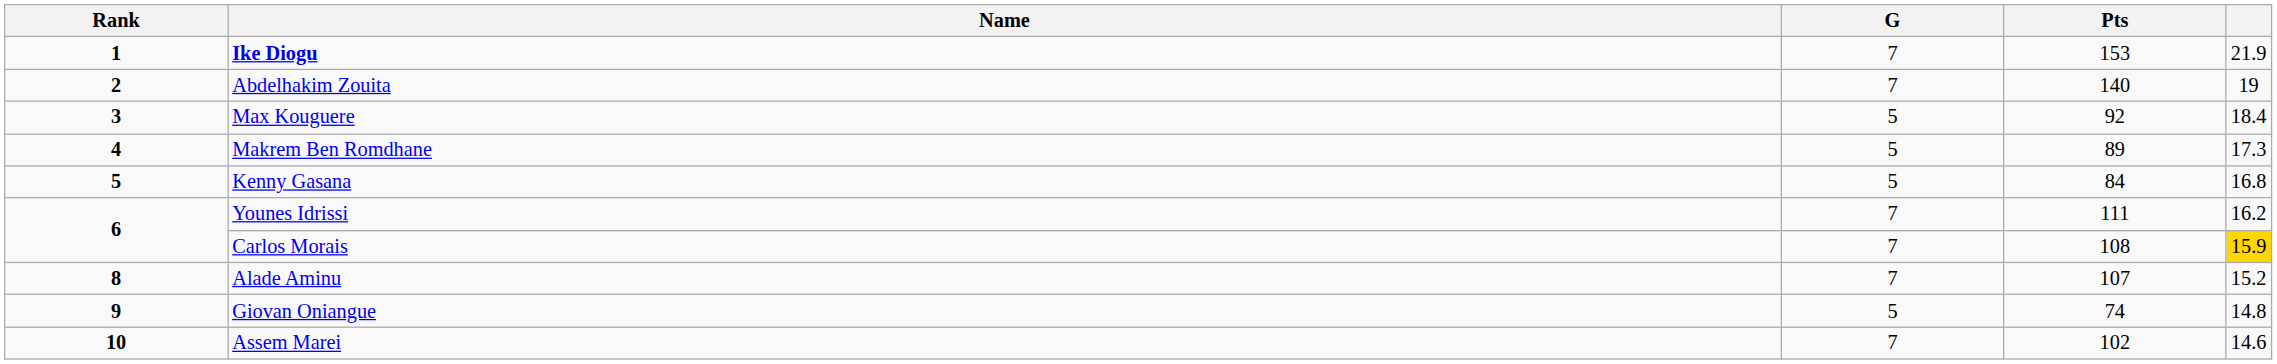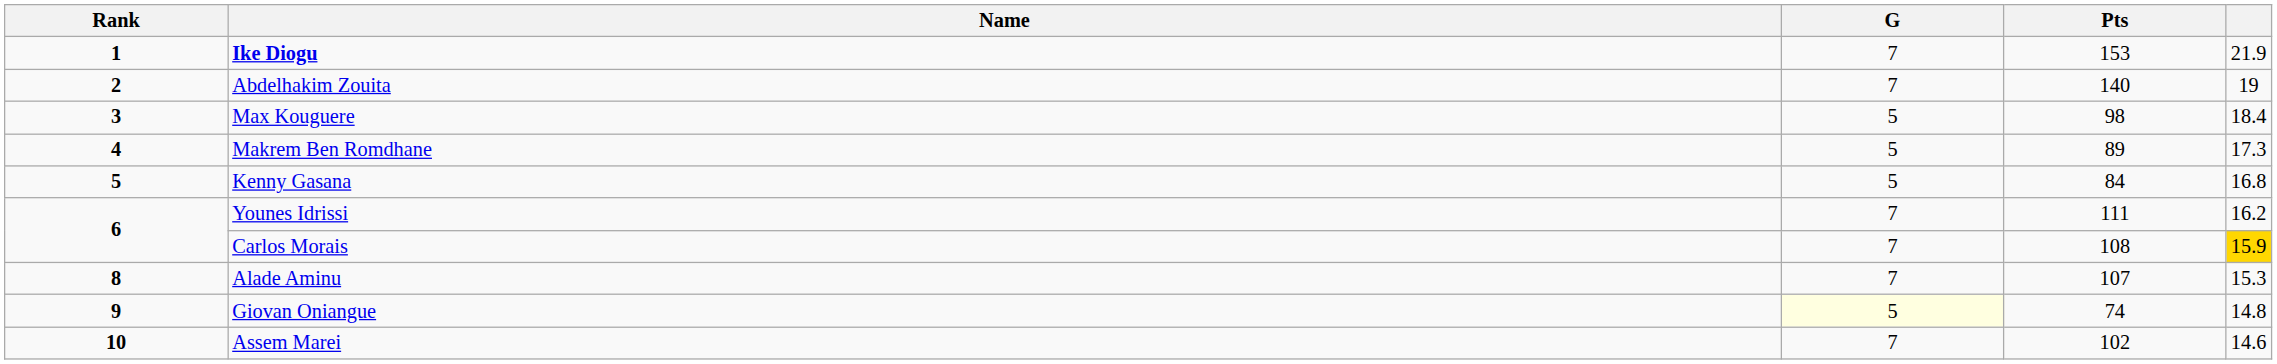(2115, 117) 92 -> (2115, 117) 98
(2249, 278) 15.2 -> (2249, 278) 15.3
(1893, 310) no background -> (1893, 310) lightyellow background
